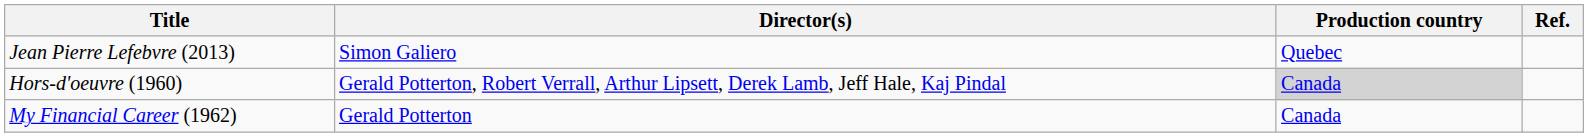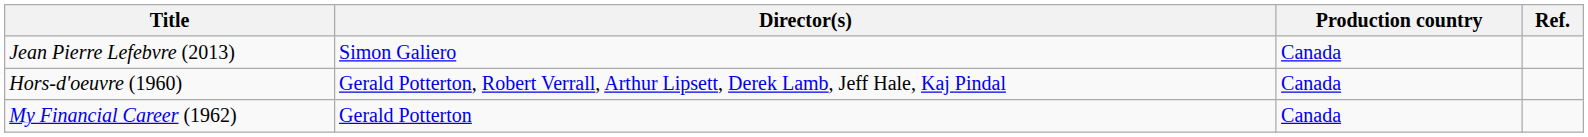(1312, 52) Quebec -> (1311, 52) Canada
(1311, 83) lightgrey background -> (1311, 83) no background
